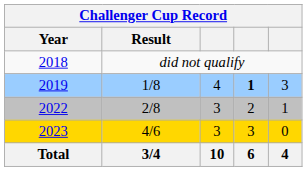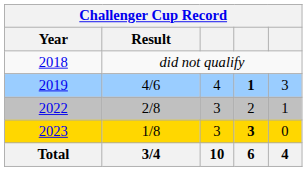(151, 85) 1/8 -> (151, 85) 4/6
(151, 131) 4/6 -> (151, 131) 1/8
(251, 131) normal -> (251, 131) bold
